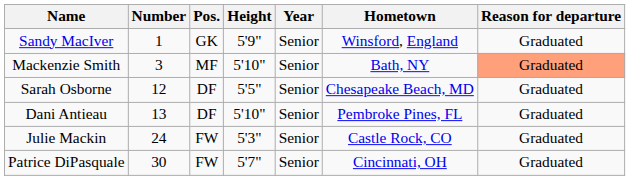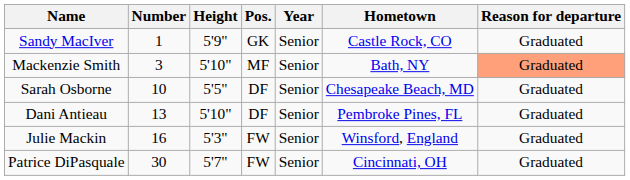columns swapped: (207, 16) <-> (249, 16)
(400, 41) Winsford, England -> (400, 41) Castle Rock, CO
(159, 89) 12 -> (159, 89) 10
(159, 138) 24 -> (159, 138) 16
(400, 138) Castle Rock, CO -> (400, 138) Winsford, England
